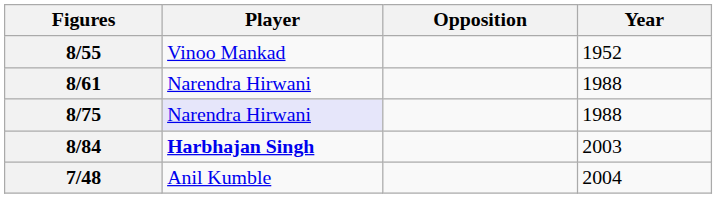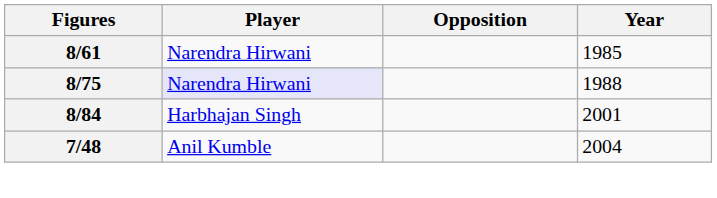- row: (84, 51)
(602, 83) 1988 -> (602, 51) 1985
(241, 146) bold -> (234, 114) normal
(602, 146) 2003 -> (602, 114) 2001
